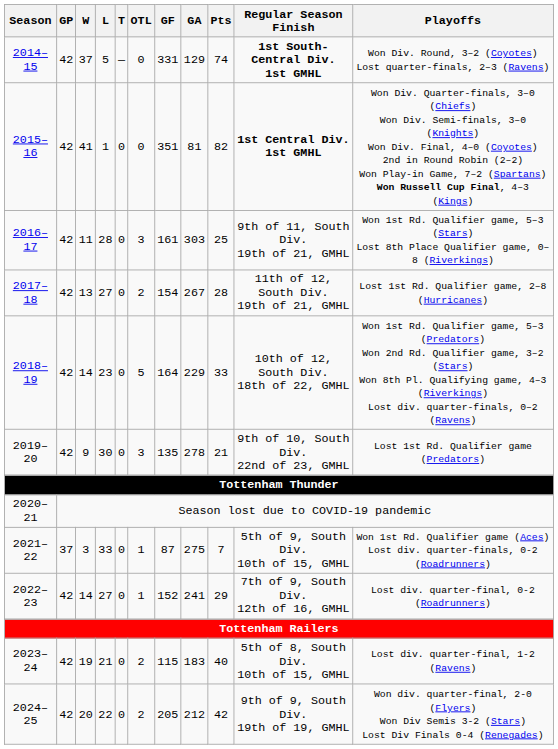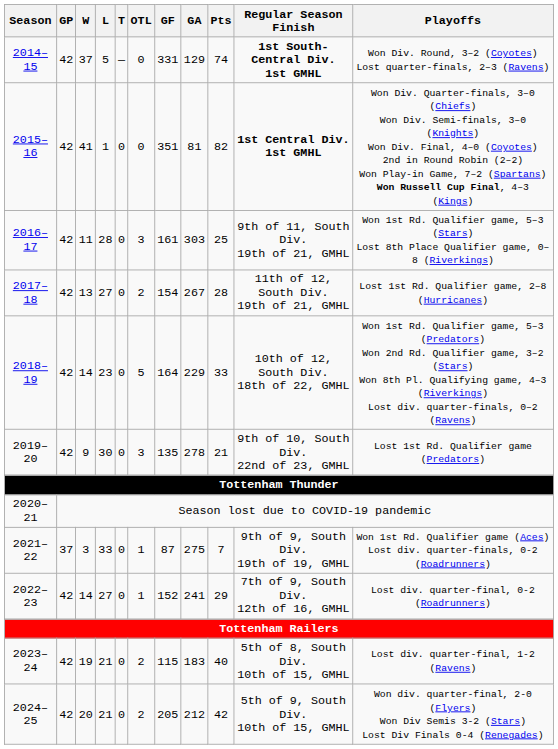(293, 550) 5th of 9, South Div. 10th of 15, GMHL -> (293, 550) 9th of 9, South Div. 19th of 19, GMHL
(105, 714) 22 -> (105, 714) 21
(293, 714) 9th of 9, South Div. 19th of 19, GMHL -> (293, 714) 5th of 9, South Div. 10th of 15, GMHL
